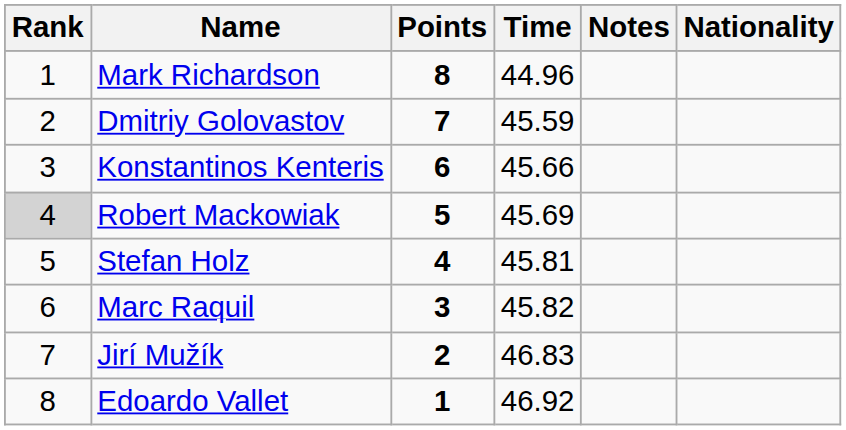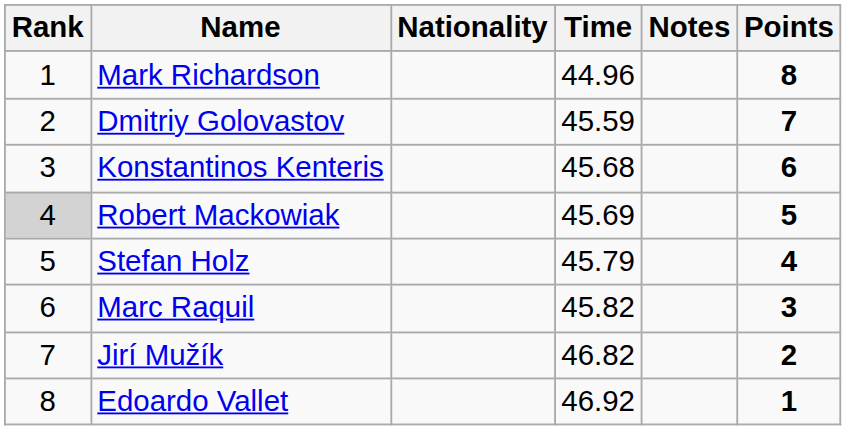columns swapped: (759, 27) <-> (442, 27)
(538, 167) 45.66 -> (598, 167) 45.68
(538, 261) 45.81 -> (598, 261) 45.79
(538, 354) 46.83 -> (598, 354) 46.82
